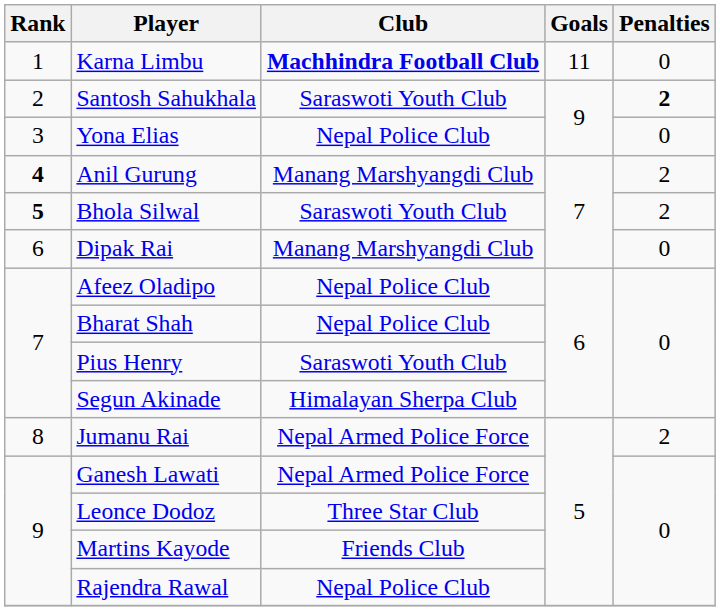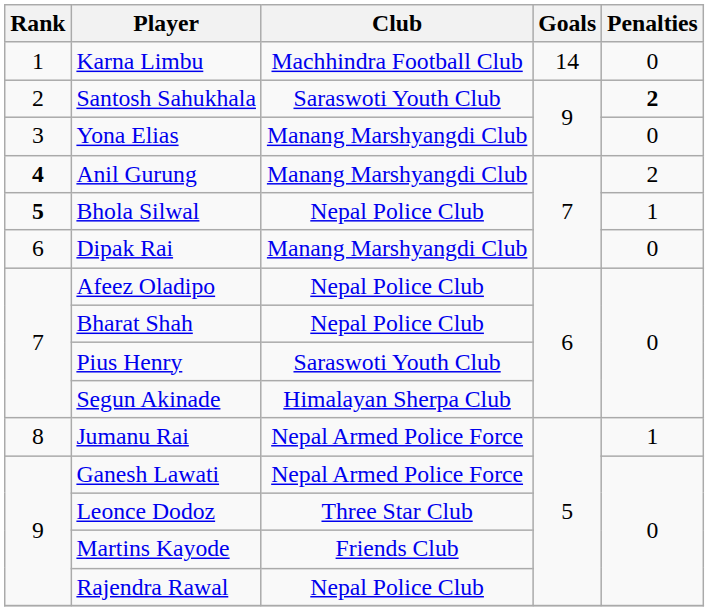(403, 60) bold -> (397, 60) normal
(579, 60) 11 -> (567, 60) 14
(403, 135) Nepal Police Club -> (397, 135) Manang Marshyangdi Club
(403, 211) Saraswoti Youth Club -> (397, 211) Nepal Police Club
(664, 211) 2 -> (652, 211) 1
(664, 436) 2 -> (652, 436) 1
